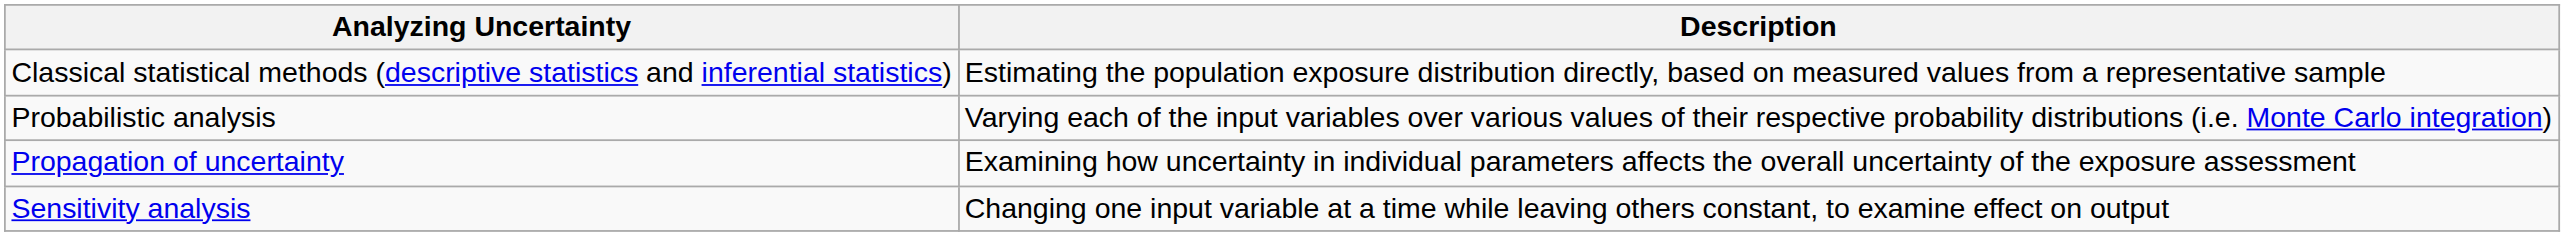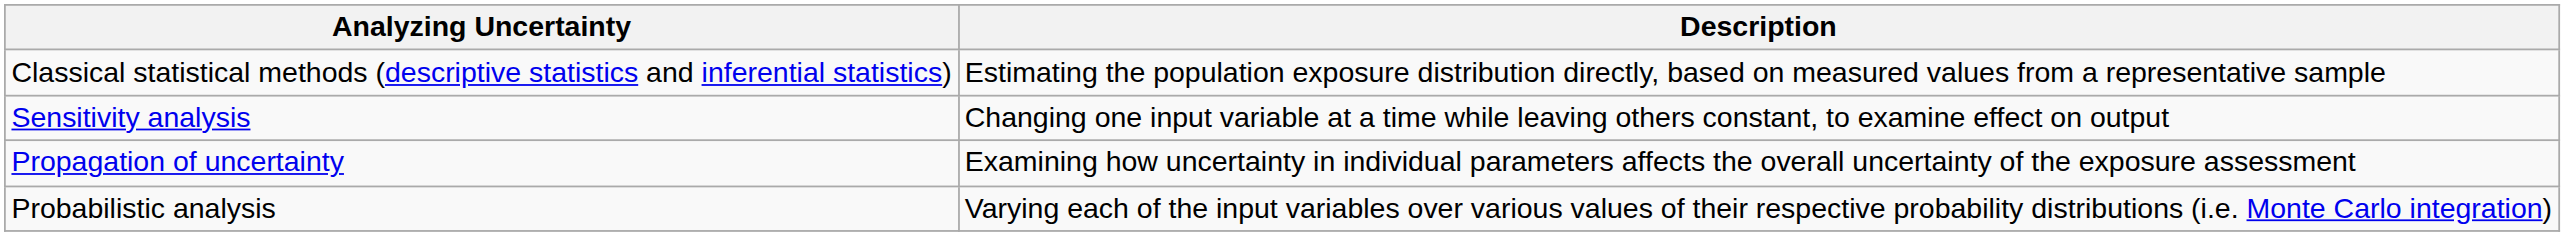rows swapped: (131, 207) <-> (144, 117)
